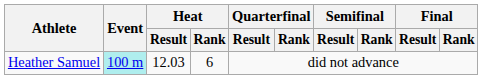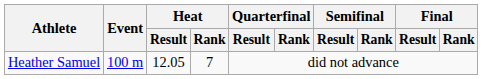(125, 62) paleturquoise background -> (125, 62) no background
(169, 62) 12.03 -> (169, 62) 12.05
(210, 62) 6 -> (210, 62) 7
